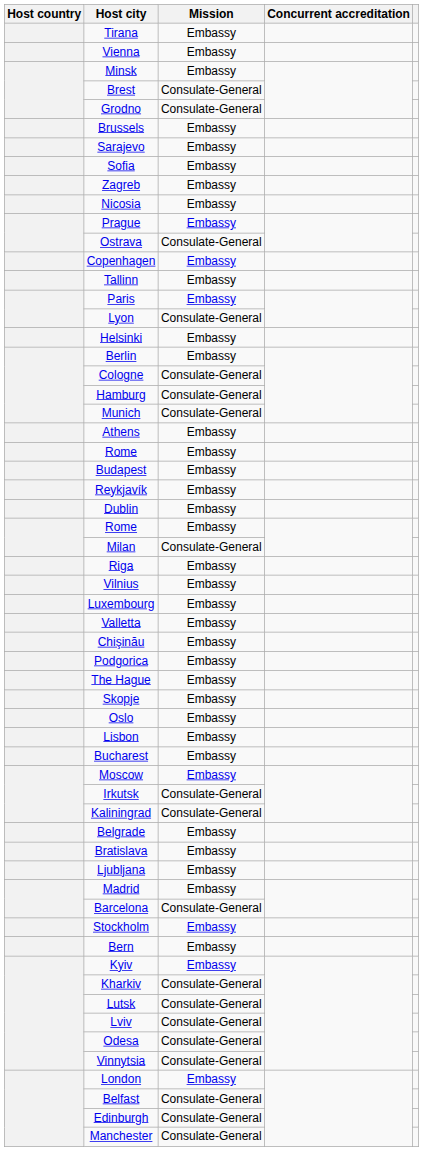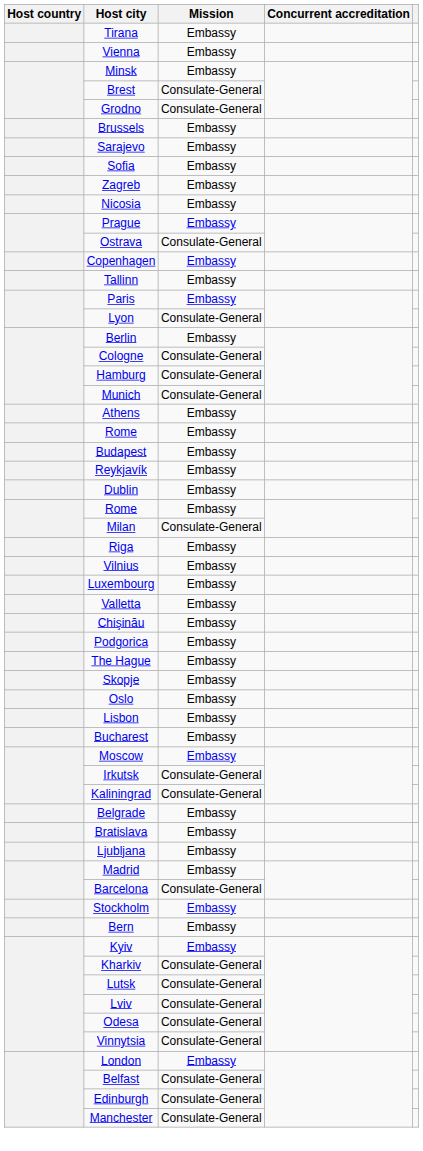- row: (121, 337)
